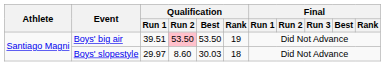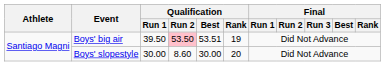(155, 40) 39.51 -> (155, 40) 39.50
(210, 40) 53.50 -> (210, 40) 53.51
(155, 54) 29.97 -> (155, 54) 30.00
(210, 54) 30.03 -> (210, 54) 30.00
(236, 54) 18 -> (236, 54) 20
